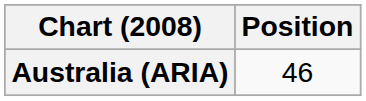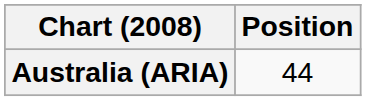(297, 71) 46 -> (297, 71) 44
